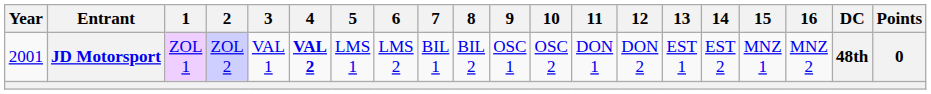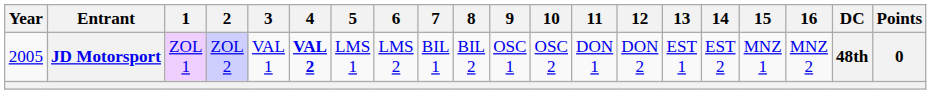(26, 56) 2001 -> (26, 56) 2005
